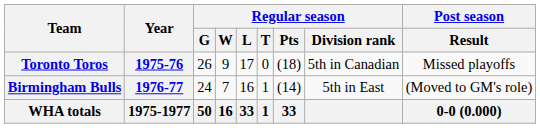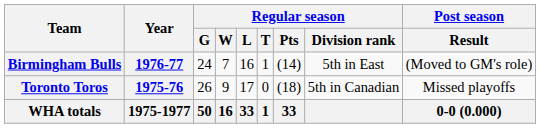rows swapped: (65, 64) <-> (65, 88)
